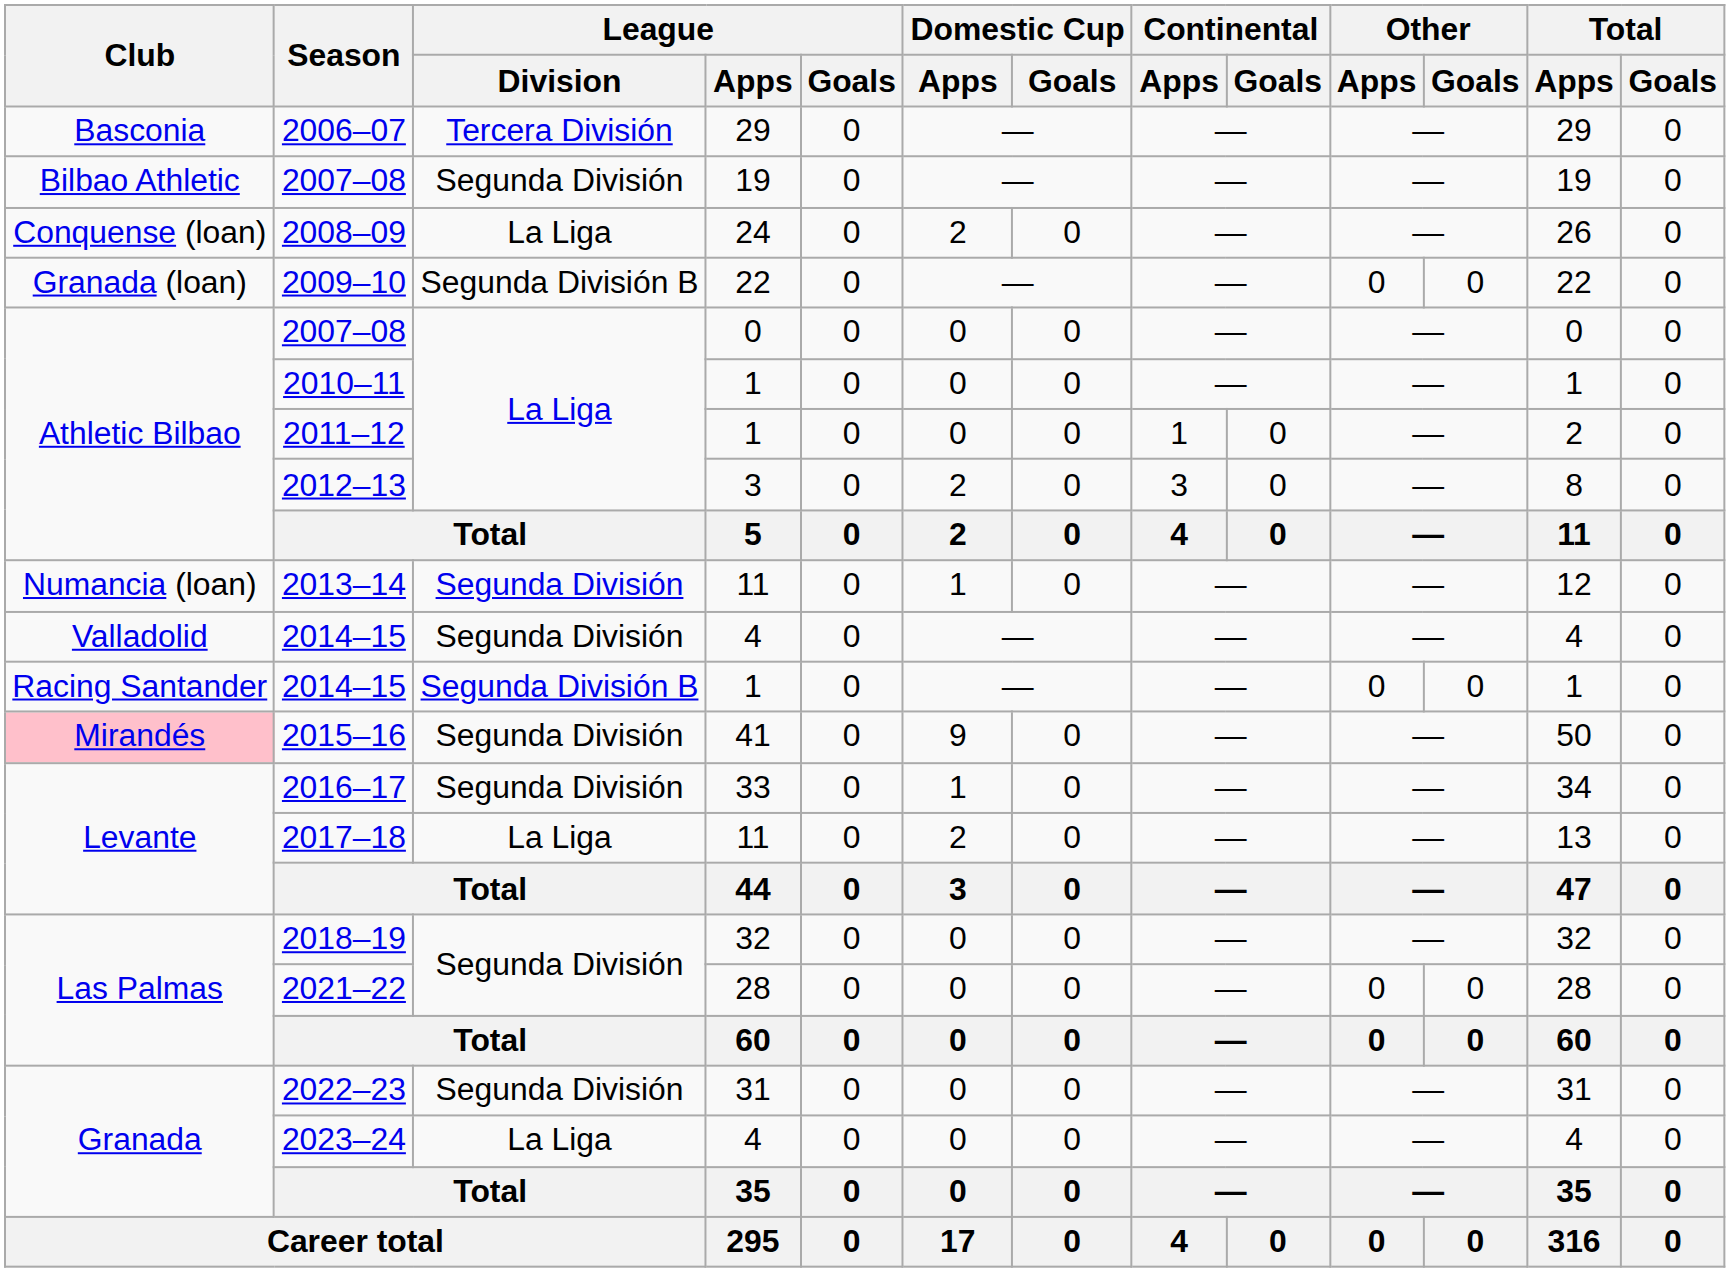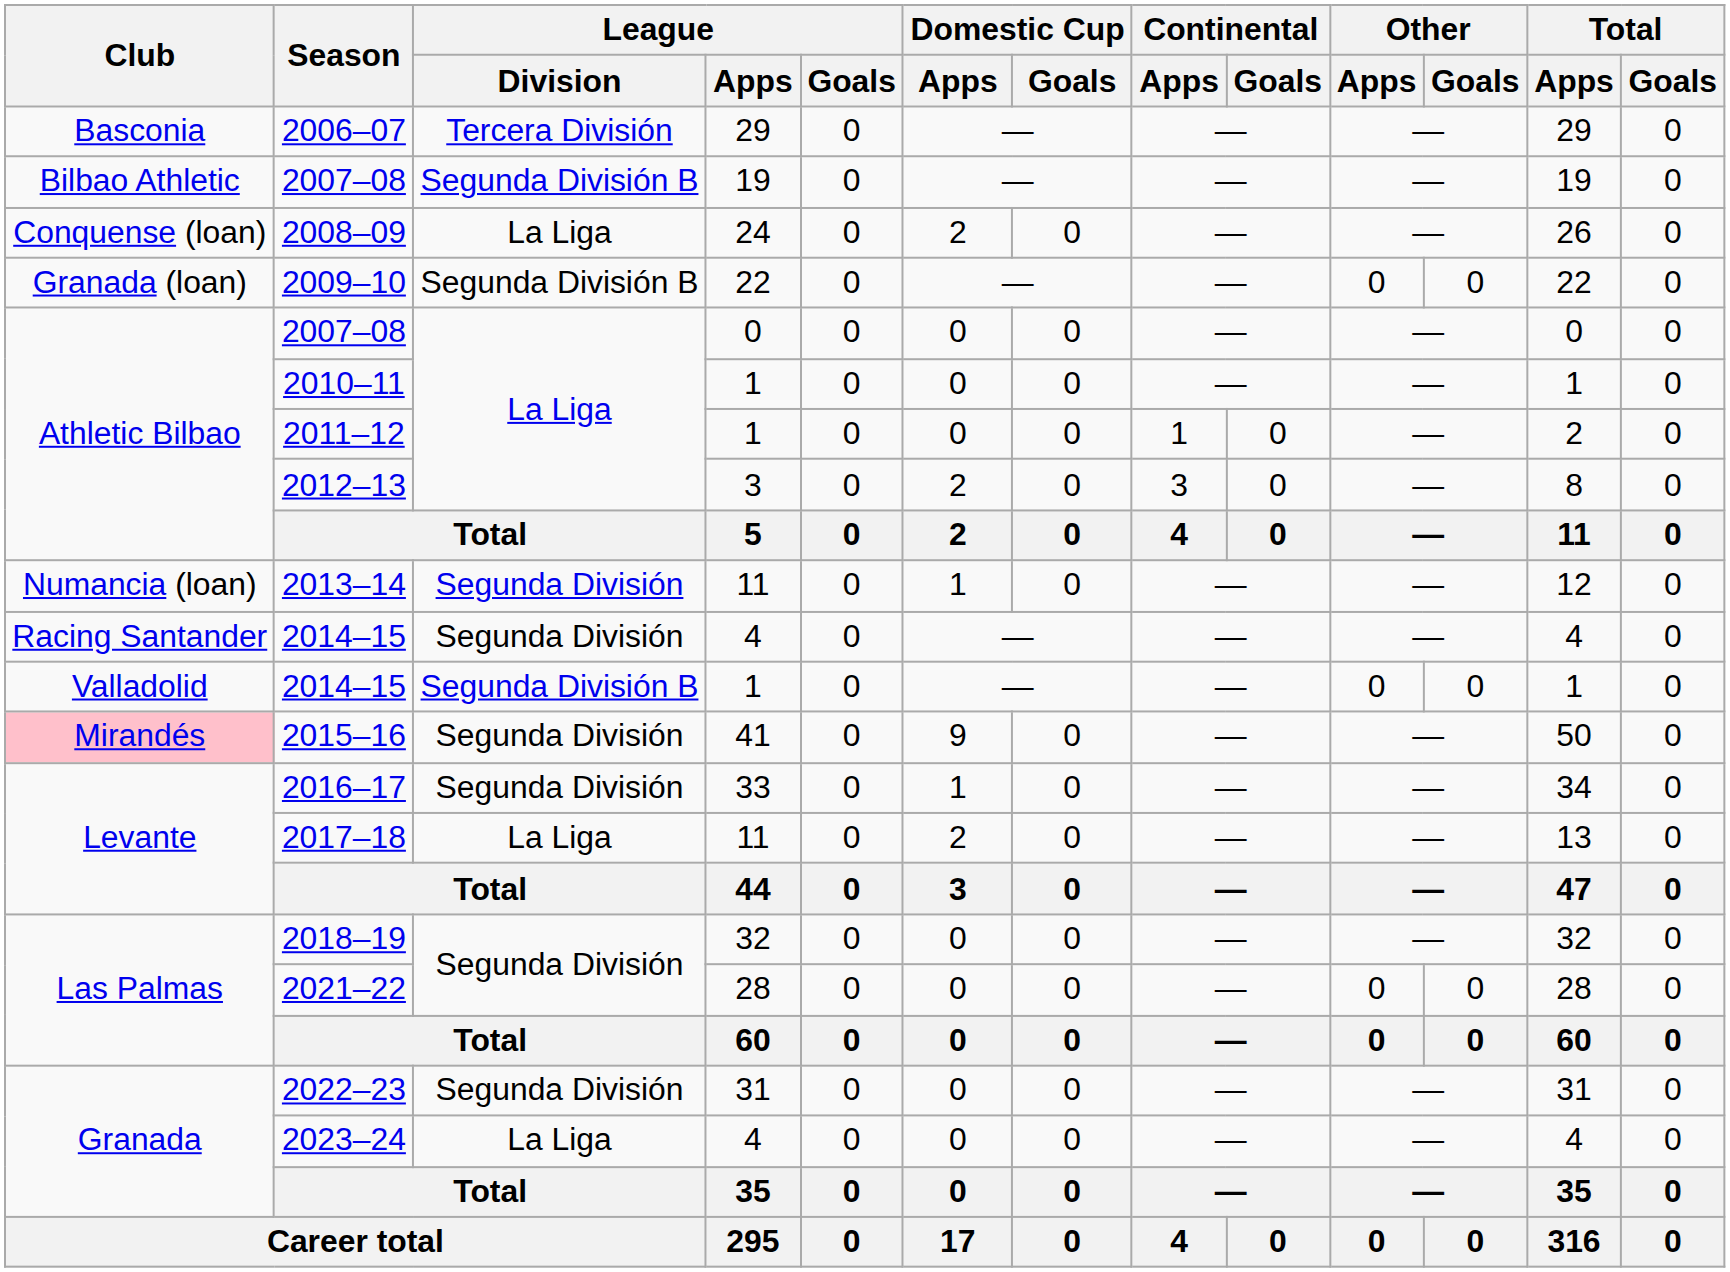(559, 181) Segunda División -> (560, 181) Segunda División B
(140, 635) Valladolid -> (140, 635) Racing Santander
(140, 686) Racing Santander -> (140, 686) Valladolid
